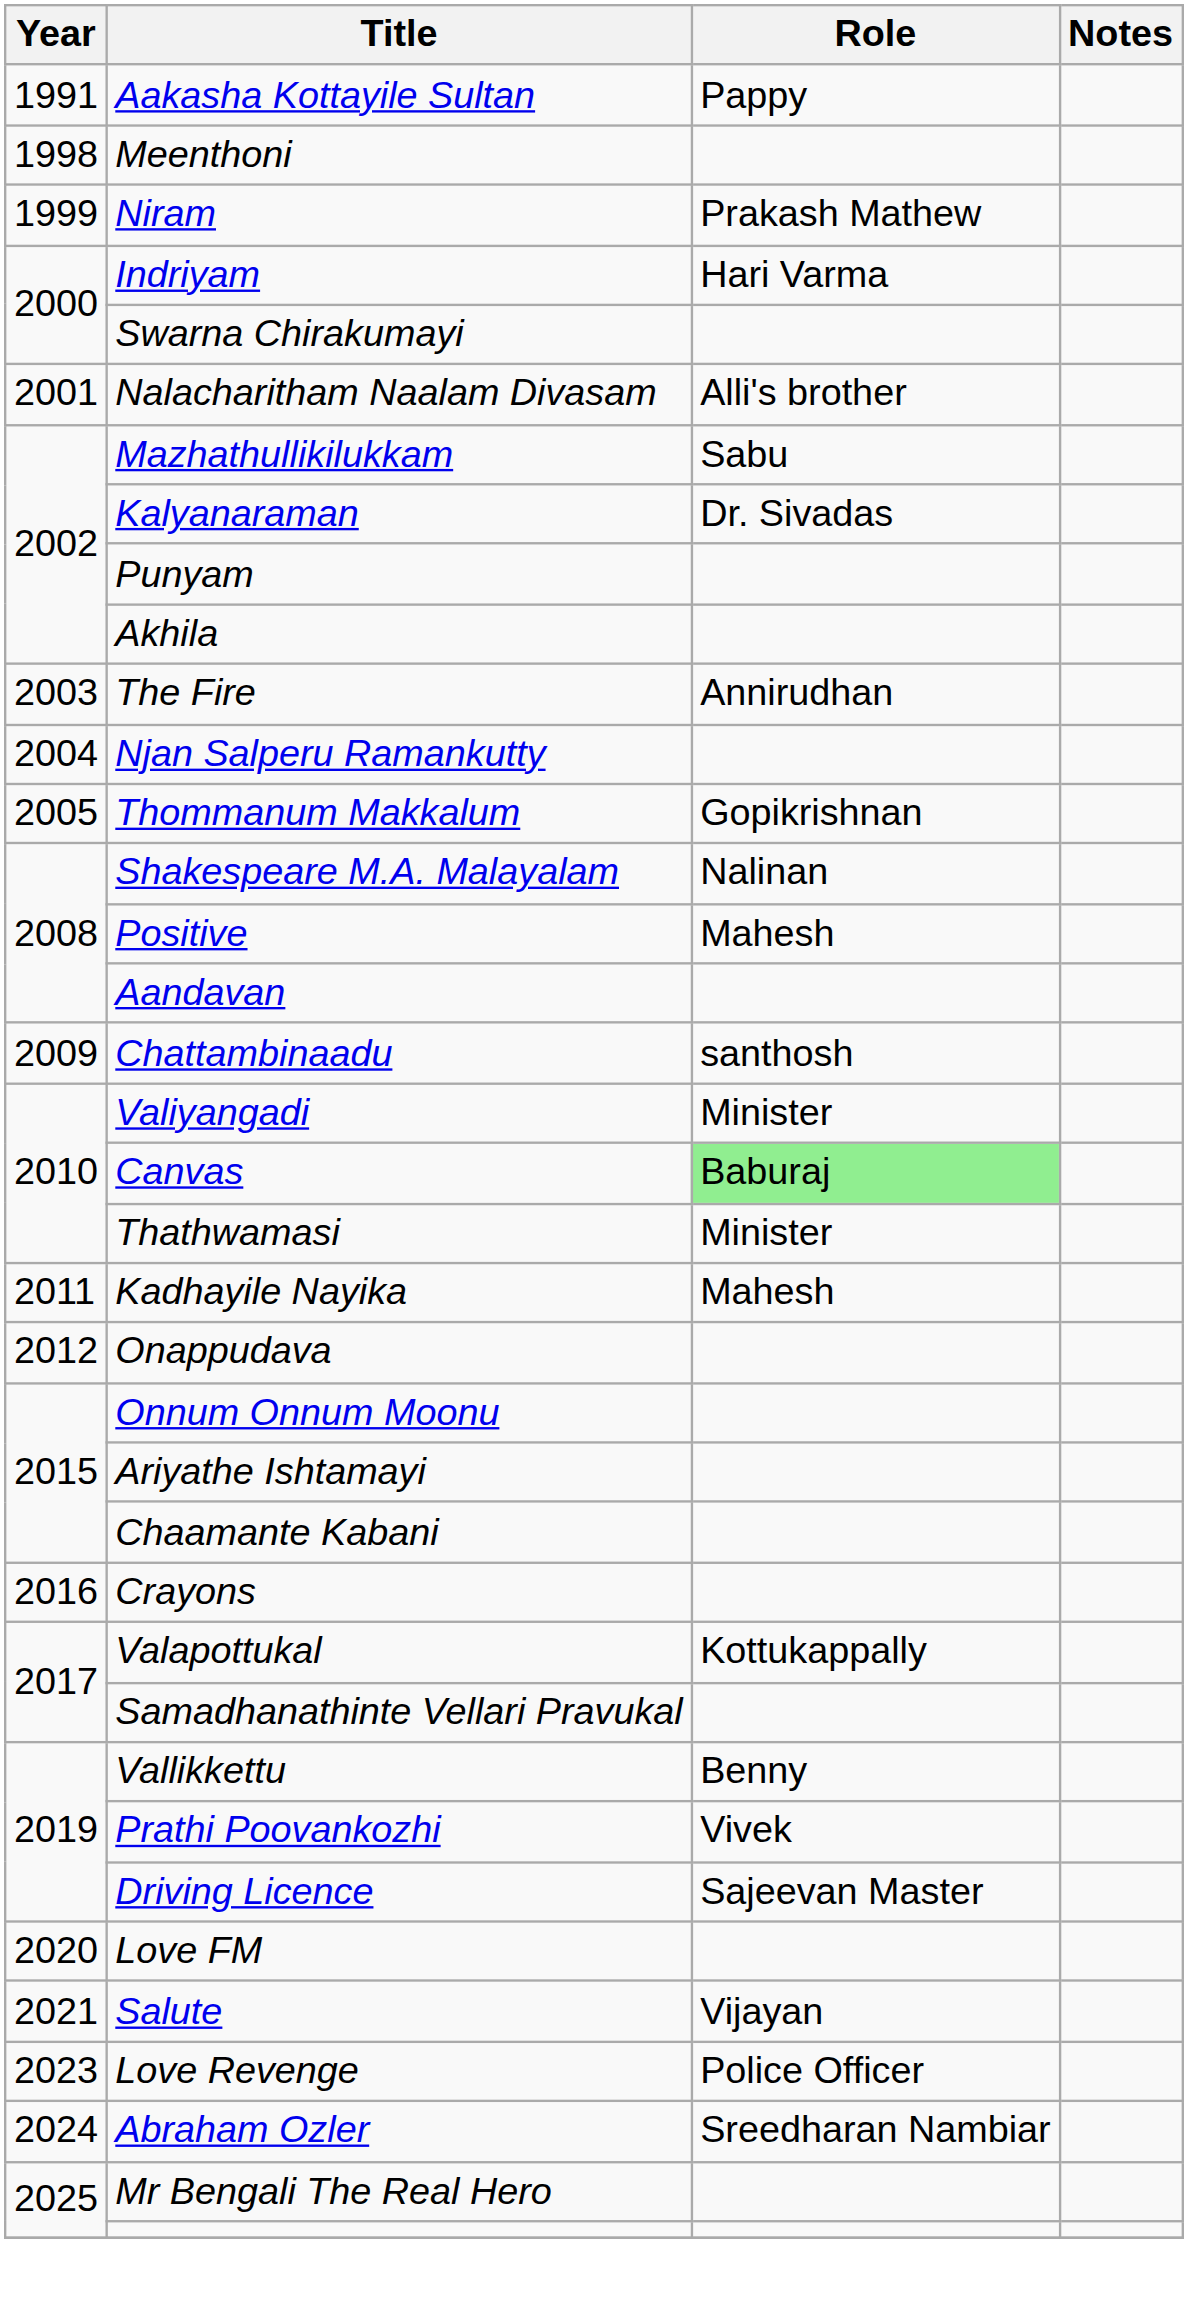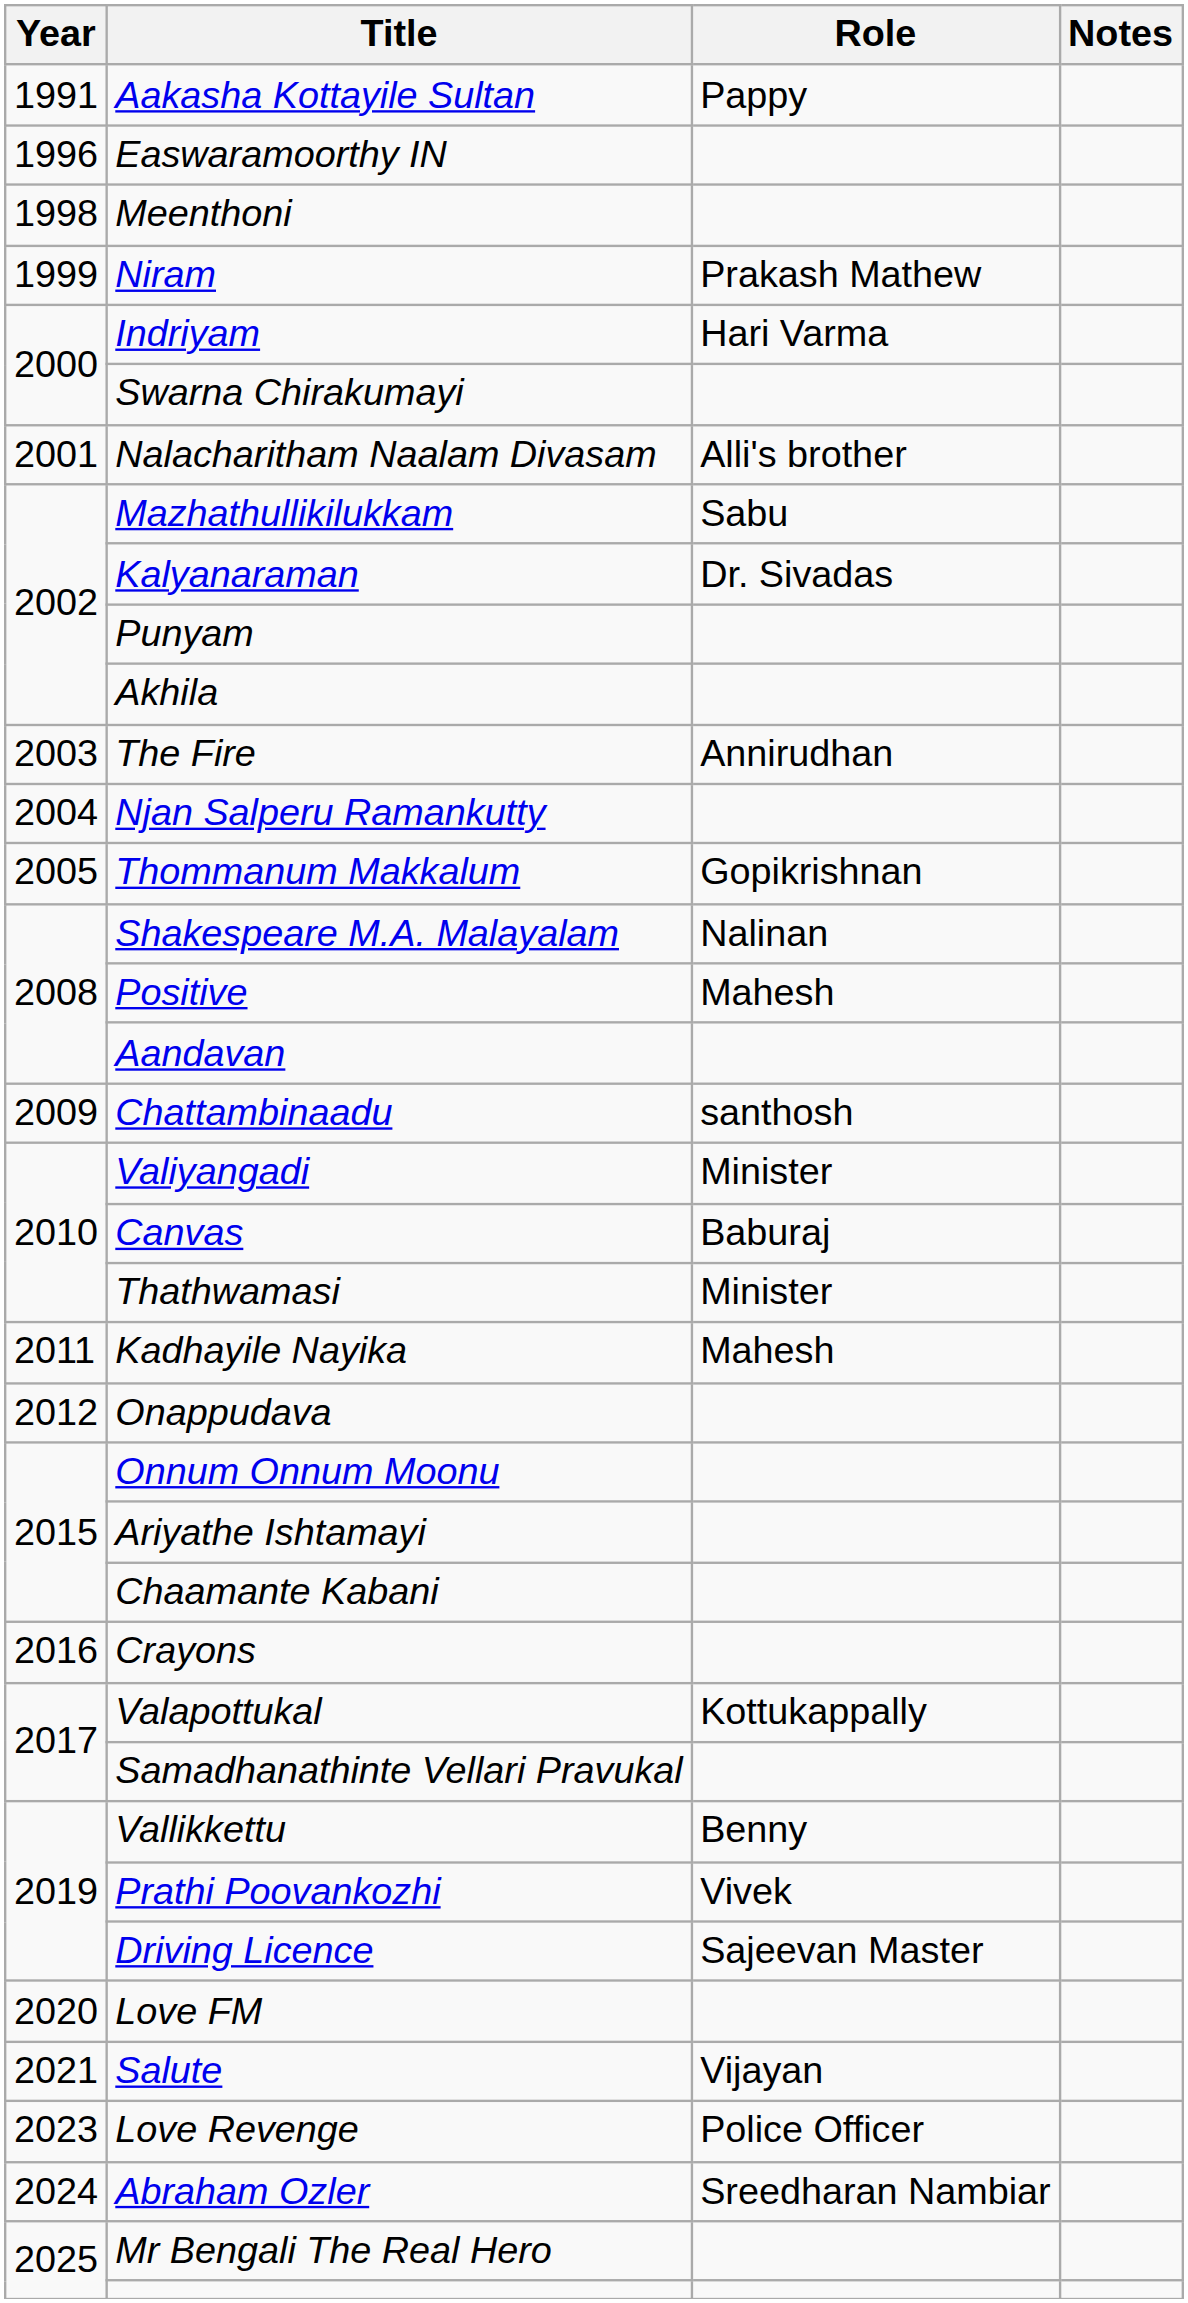+ row: (56, 154)
(765, 1172) lightgreen background -> (765, 1232) no background
